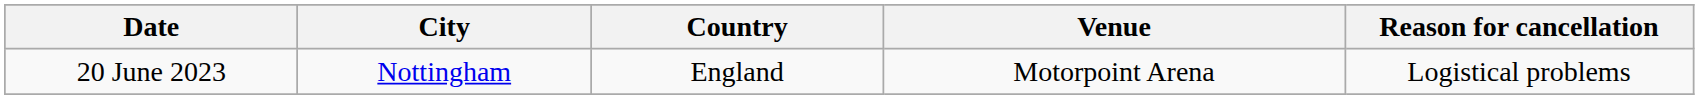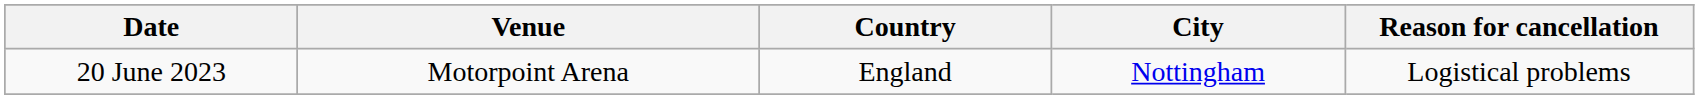columns swapped: (444, 26) <-> (1114, 26)
